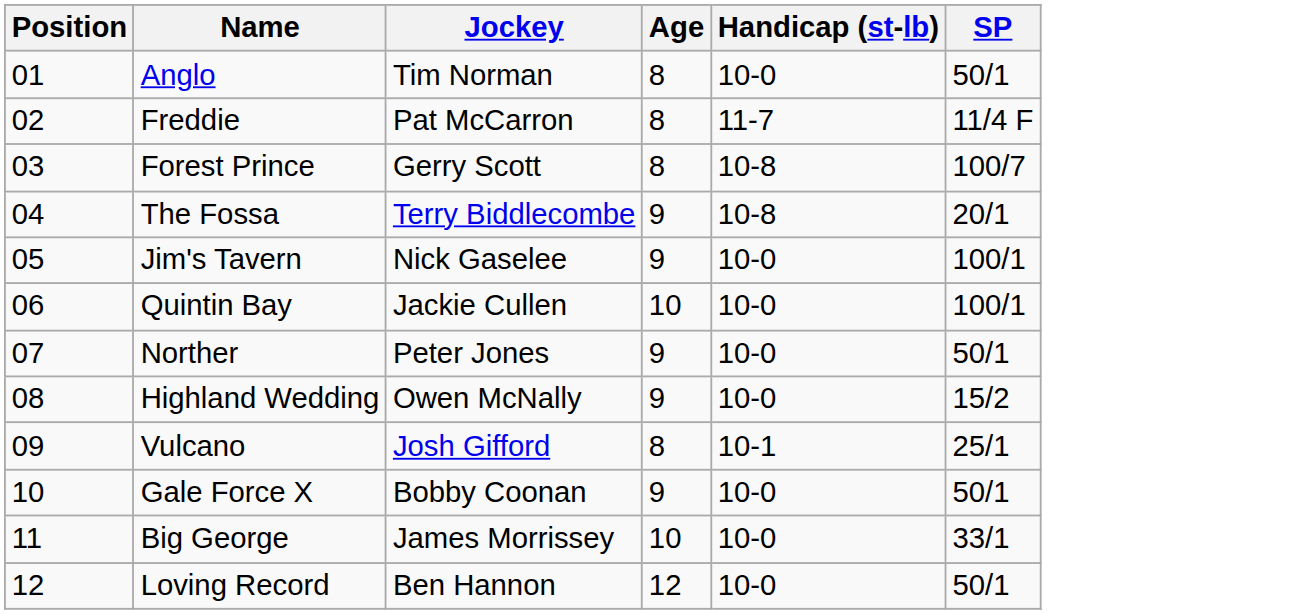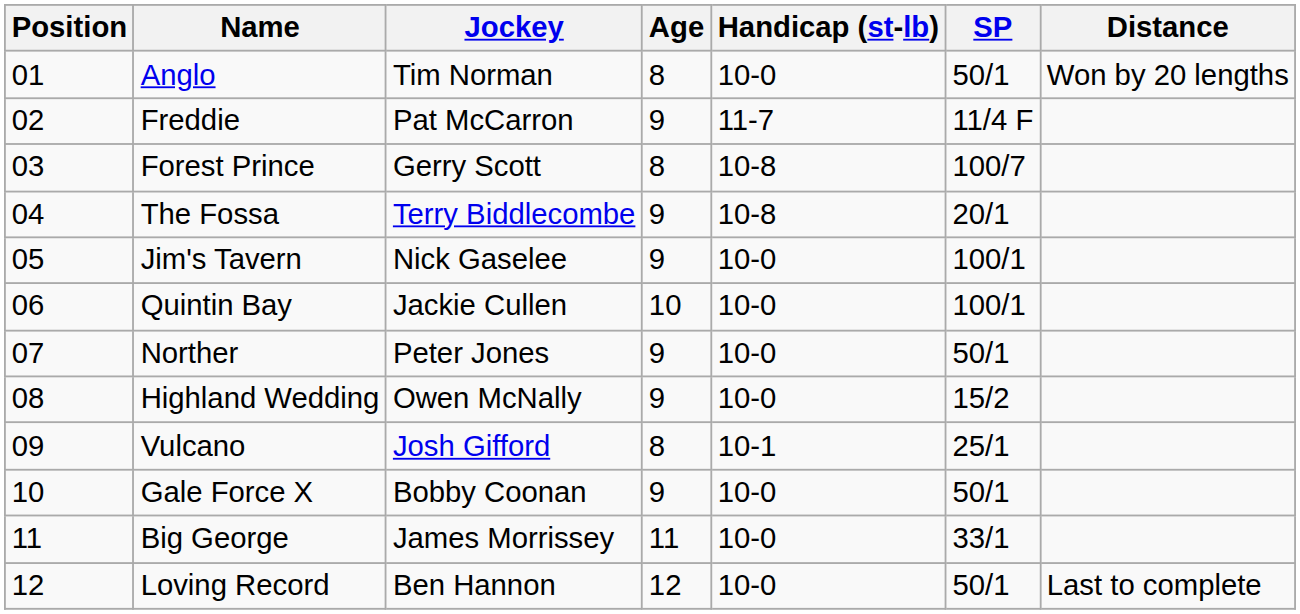+ column: (1168, 27)
(657, 120) 8 -> (657, 120) 9
(665, 538) 10 -> (664, 538) 11
